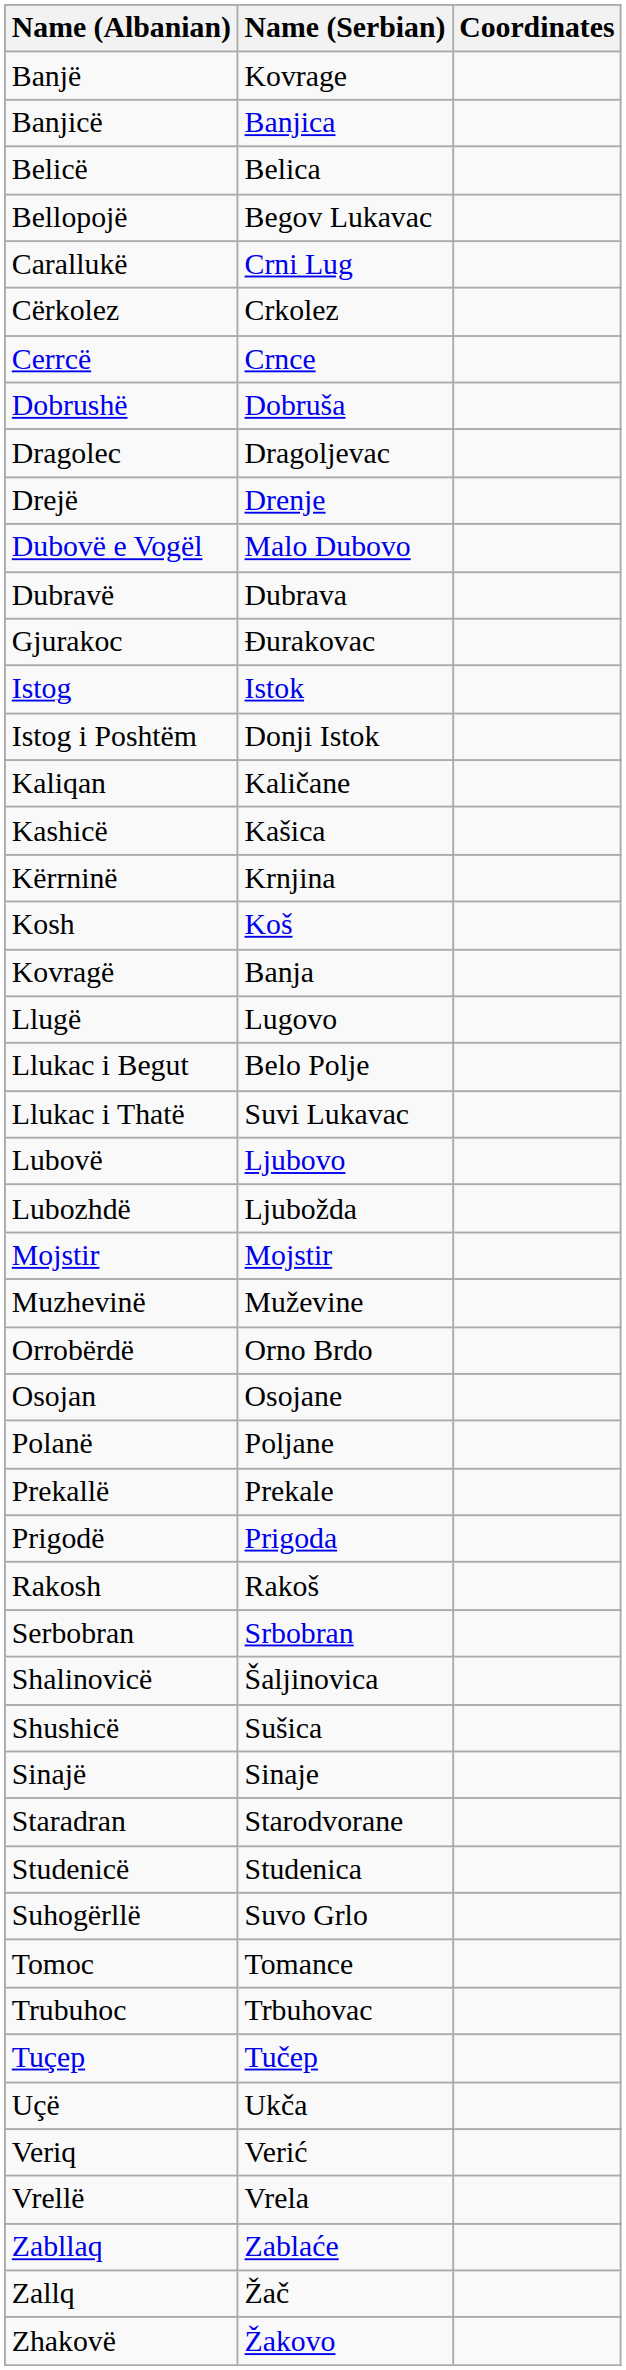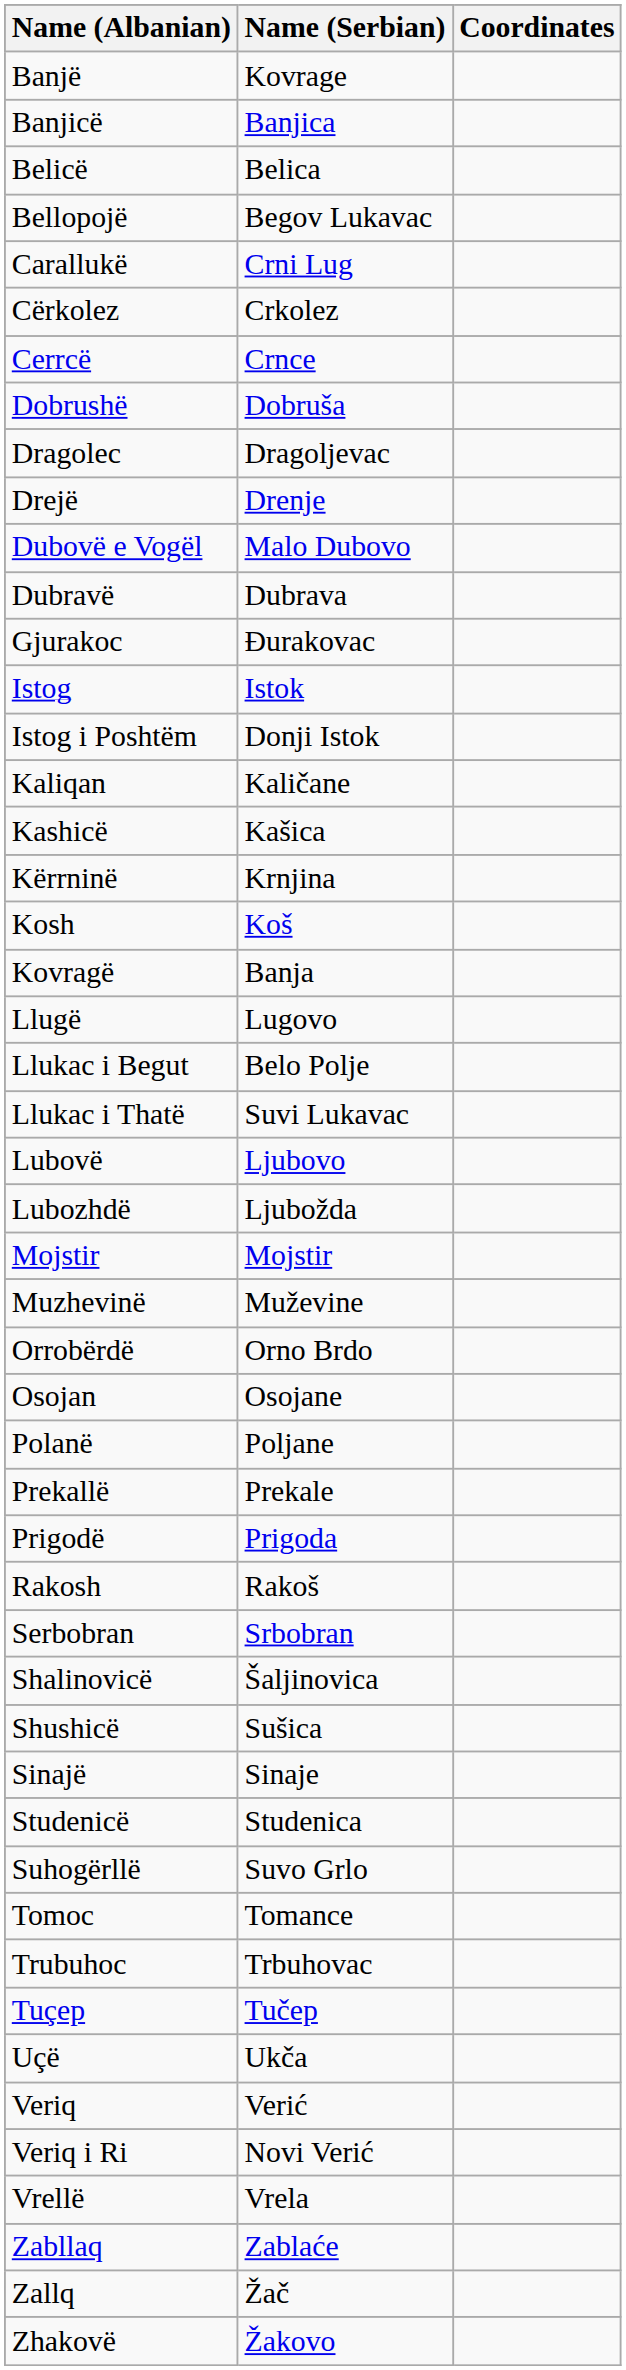- row: (69, 1821)
+ row: (70, 2151)
